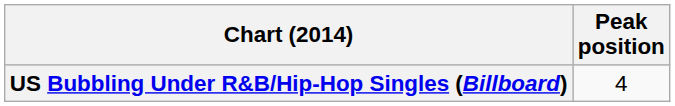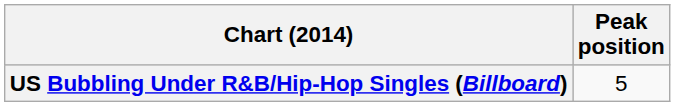(621, 82) 4 -> (621, 82) 5
